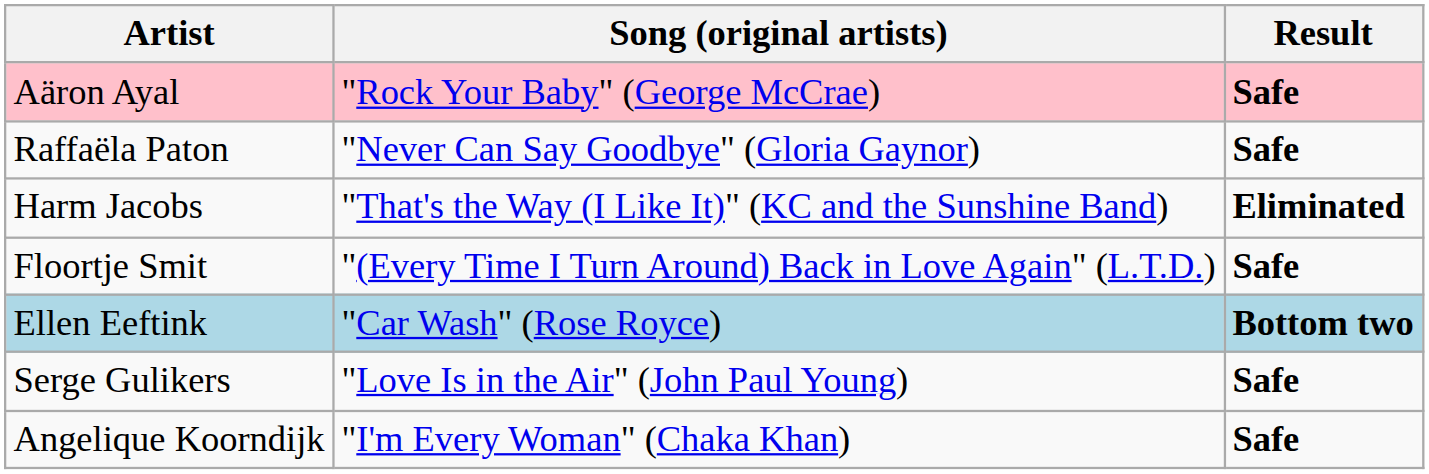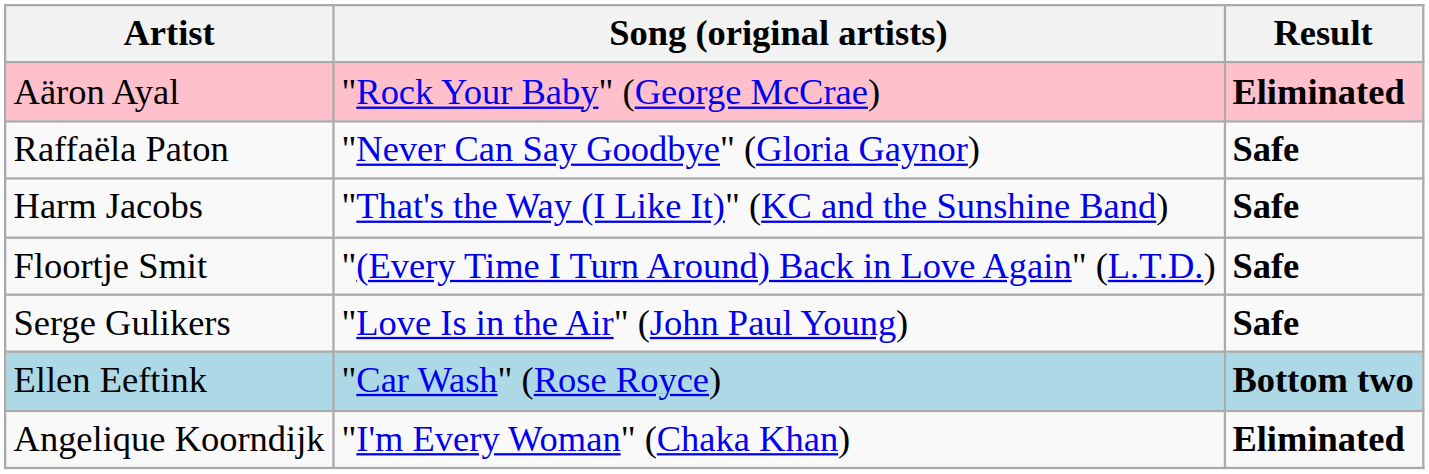(1266, 91) Safe -> (1319, 91) Eliminated
(1319, 206) Eliminated -> (1266, 206) Safe
rows swapped: (110, 322) <-> (122, 380)
(1266, 438) Safe -> (1319, 438) Eliminated
